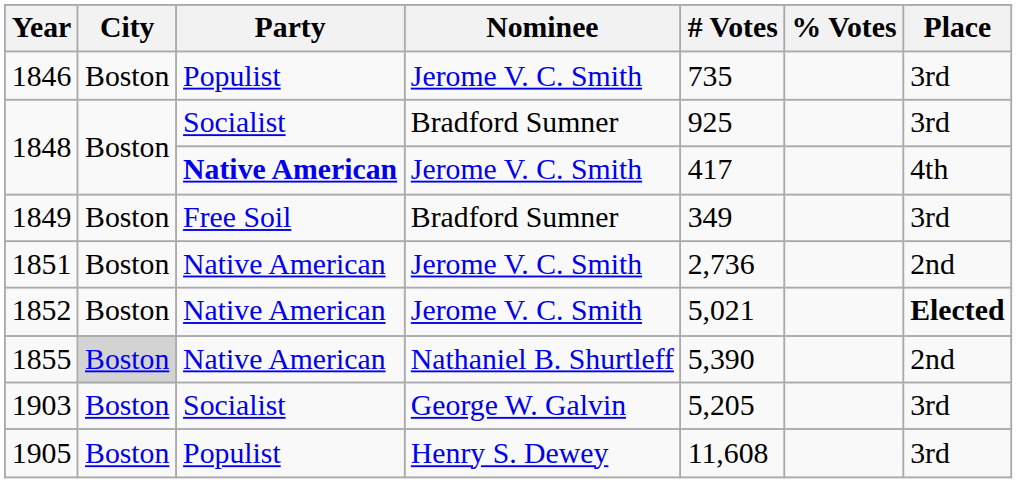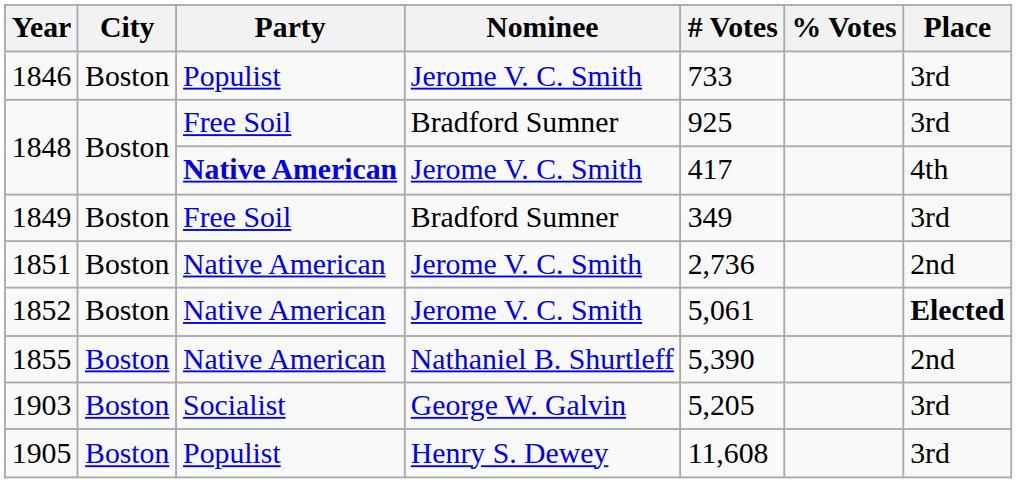(710, 75) 735 -> (710, 75) 733
(234, 122) Socialist -> (237, 122) Free Soil
(721, 311) 5,021 -> (721, 311) 5,061
(127, 358) lightgrey background -> (127, 358) no background
